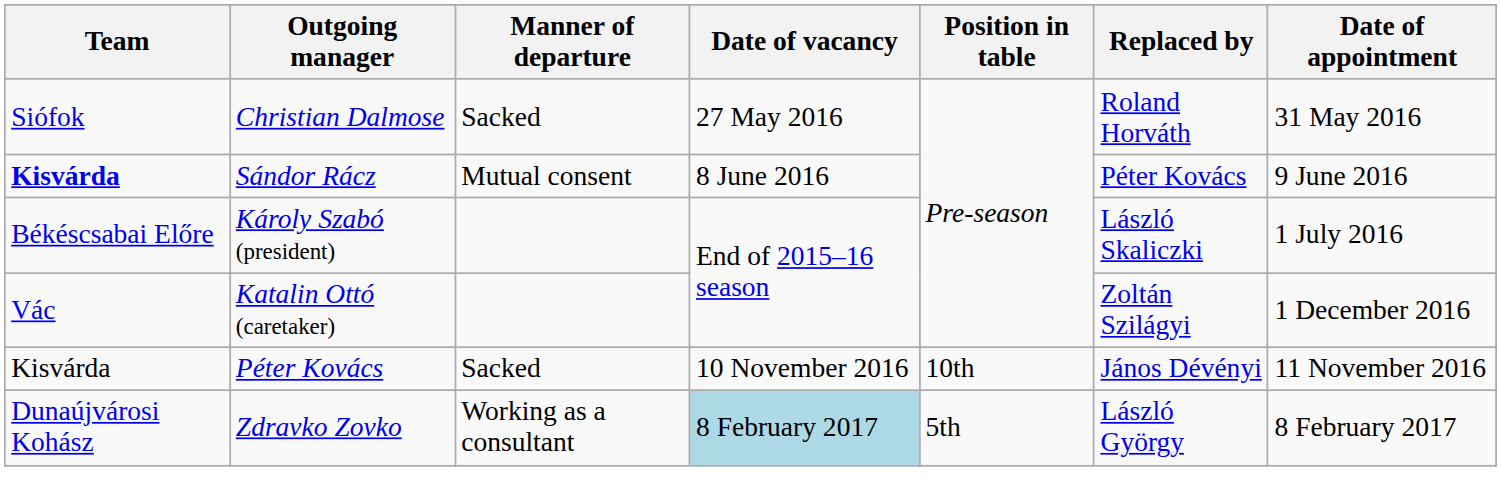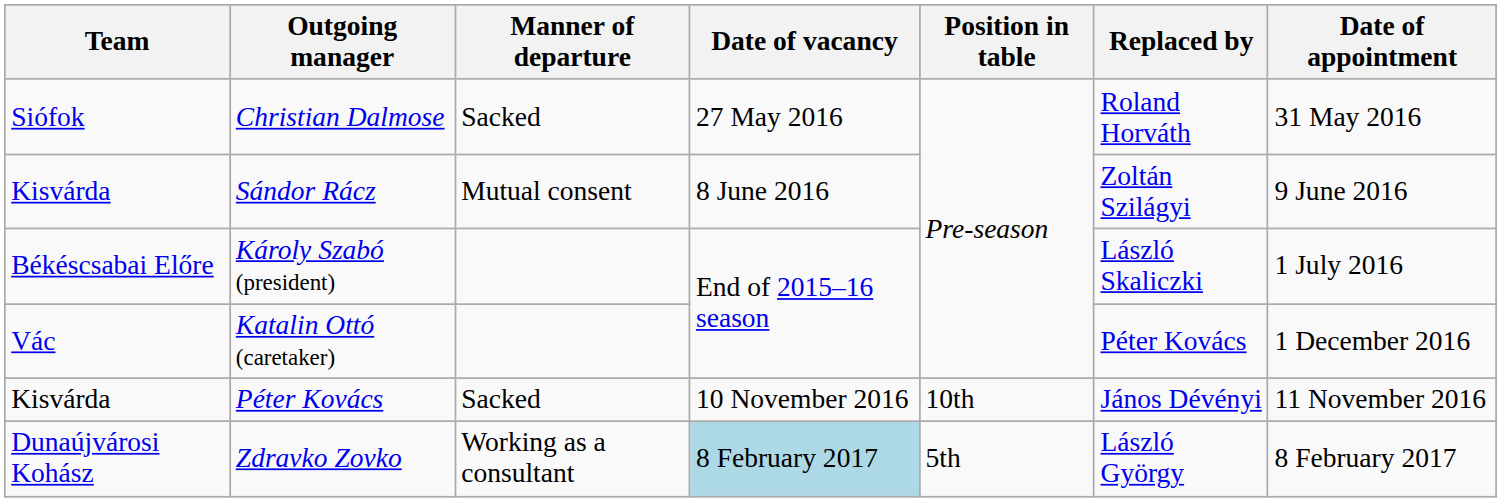(65, 175) bold -> (61, 191) normal
(1174, 175) Péter Kovács -> (1146, 191) Zoltán Szilágyi
(1146, 309) Zoltán Szilágyi -> (1174, 340) Péter Kovács
